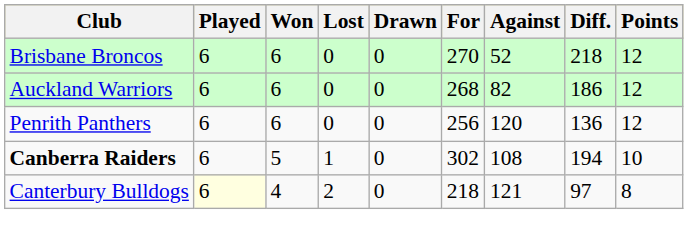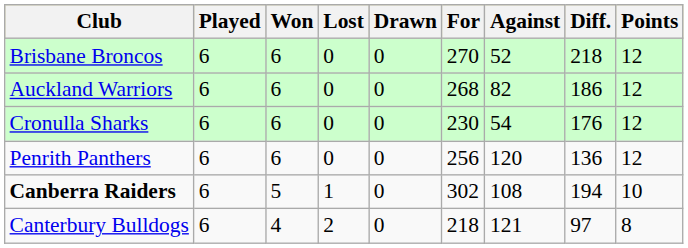+ row: (79, 123)
(204, 191) lightyellow background -> (204, 225) no background
